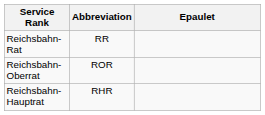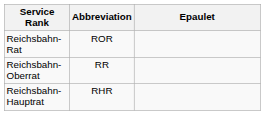(102, 38) RR -> (102, 38) ROR
(102, 65) ROR -> (102, 65) RR
